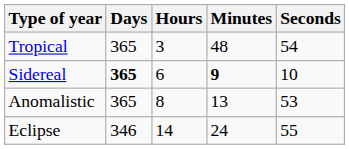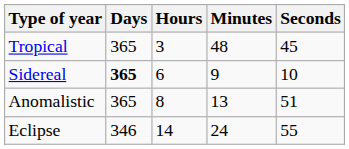(289, 46) 54 -> (289, 46) 45
(215, 74) bold -> (215, 74) normal
(289, 102) 53 -> (289, 102) 51
